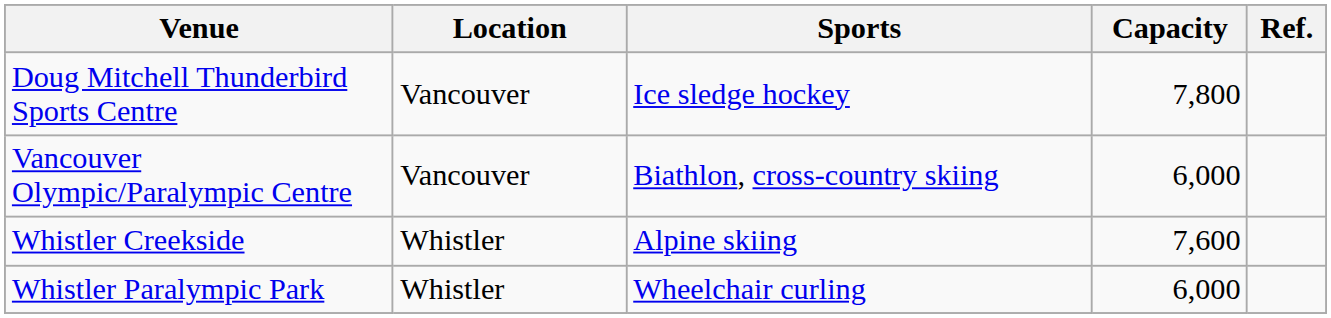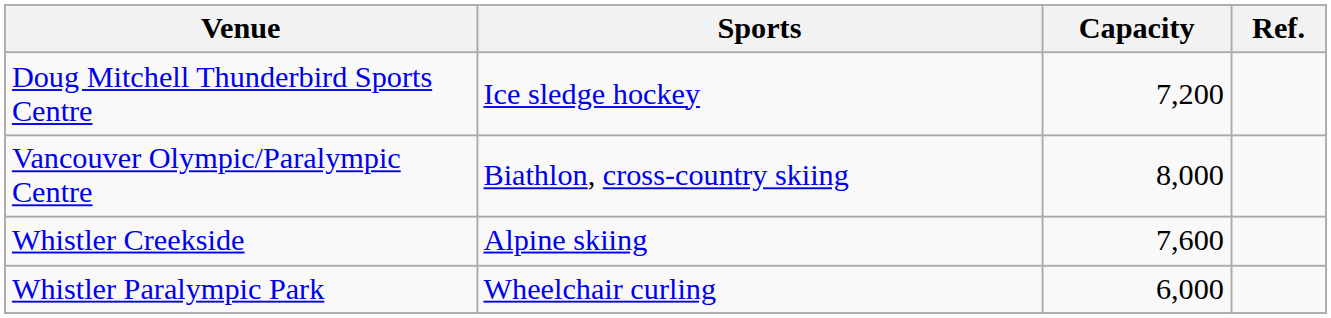- column: (510, 28)
(1207, 93) 7,800 -> (1190, 93) 7,200
(1207, 175) 6,000 -> (1190, 175) 8,000
